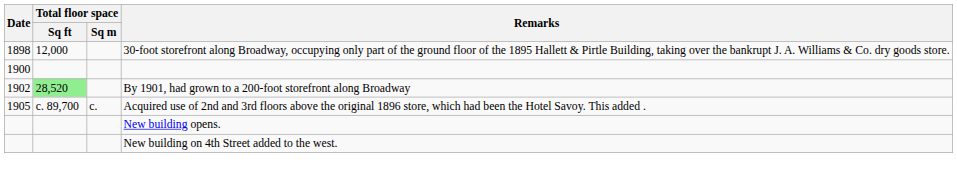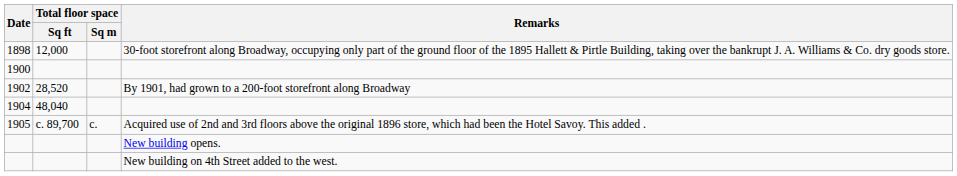(52, 87) lightgreen background -> (52, 87) no background
+ row: (19, 106)
